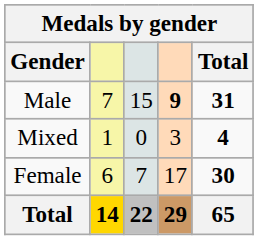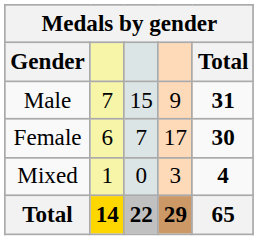(175, 99) bold -> (175, 99) normal
rows swapped: (48, 175) <-> (48, 137)
